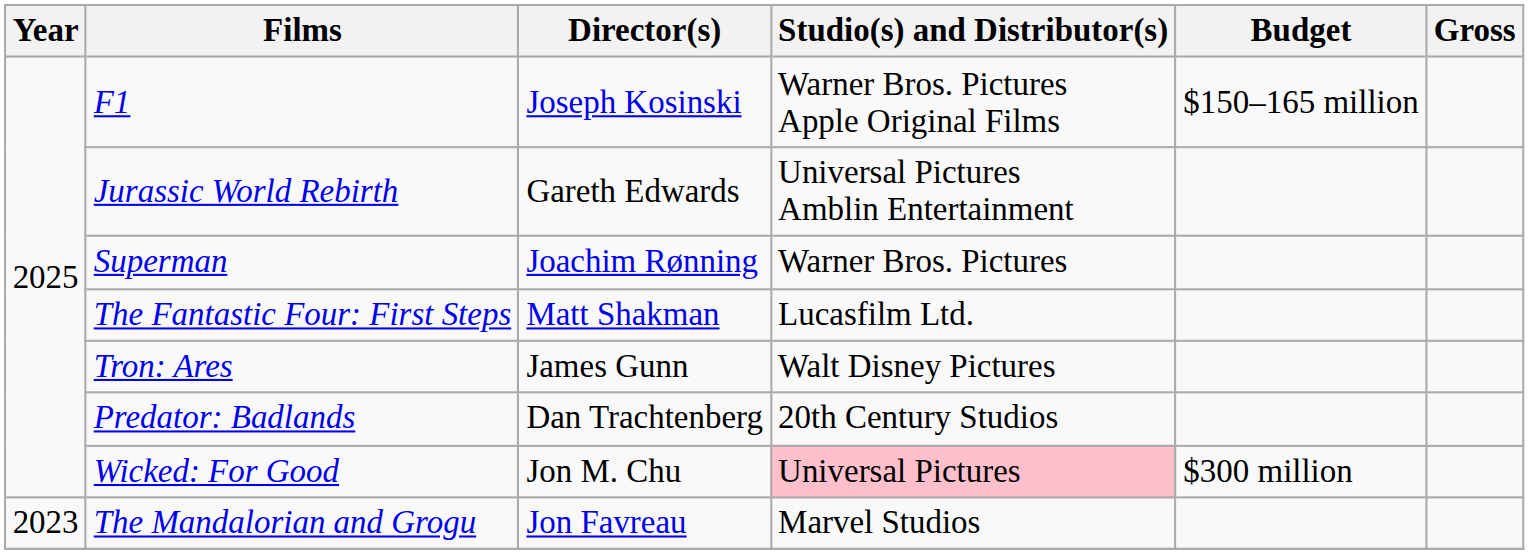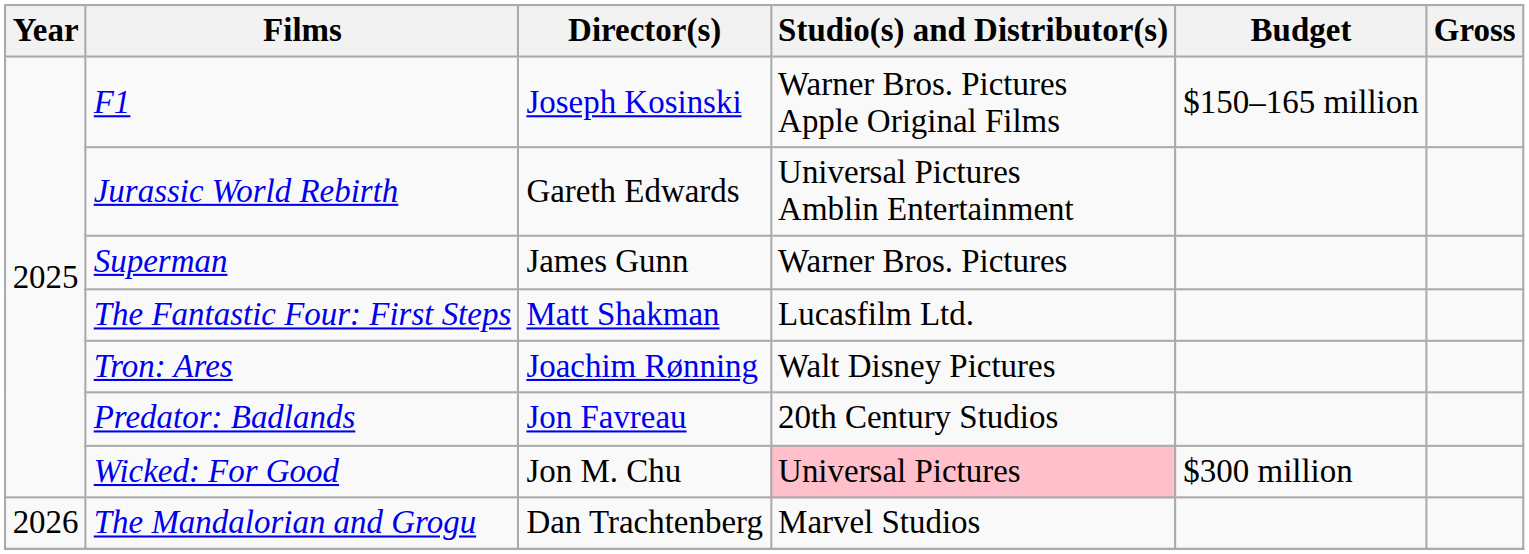(642, 261) Joachim Rønning -> (607, 261) James Gunn
(607, 366) James Gunn -> (642, 366) Joachim Rønning
(645, 418) Dan Trachtenberg -> (607, 418) Jon Favreau
(46, 522) 2023 -> (46, 522) 2026
(607, 522) Jon Favreau -> (645, 522) Dan Trachtenberg
